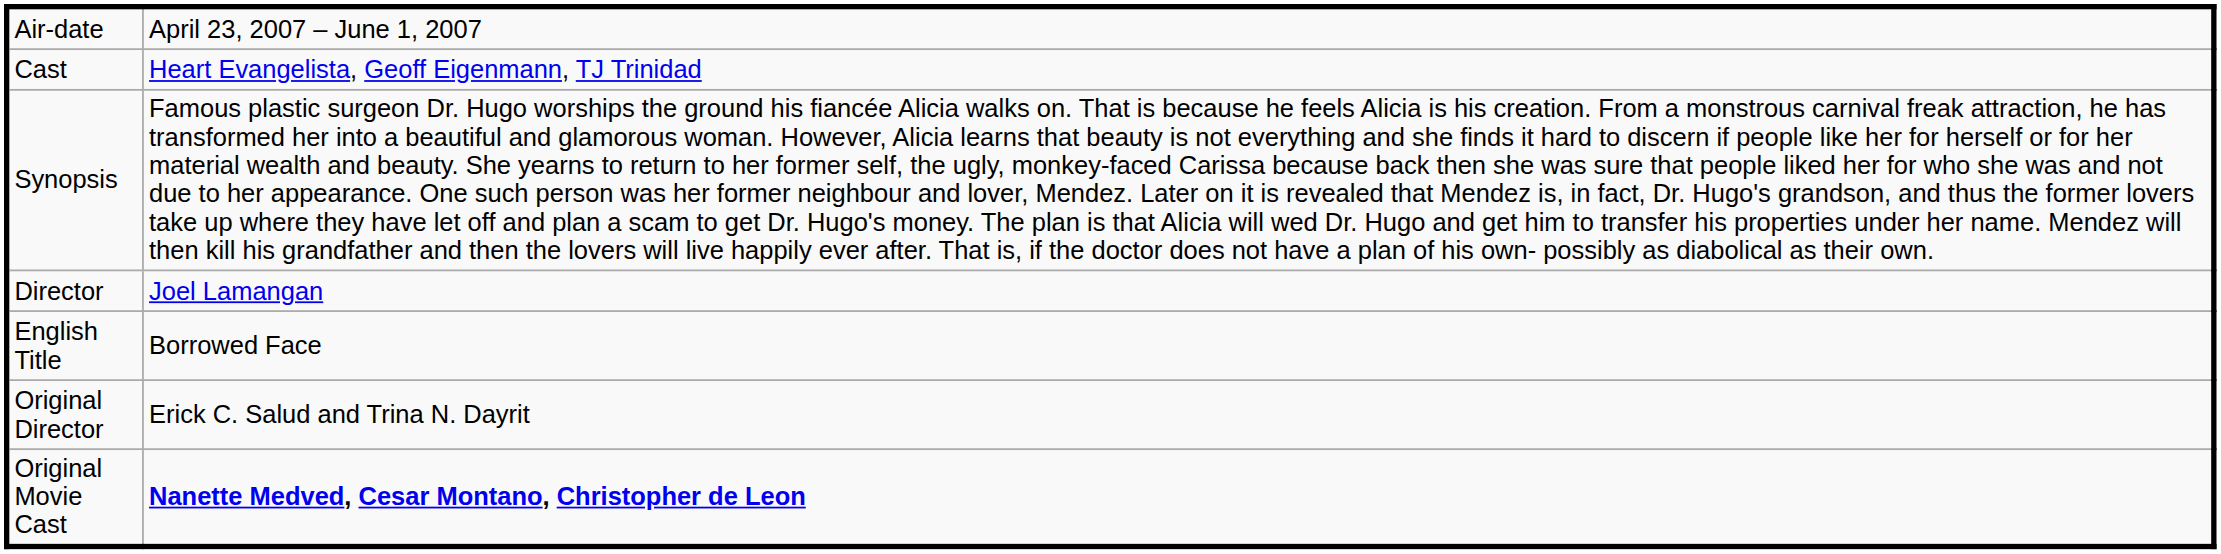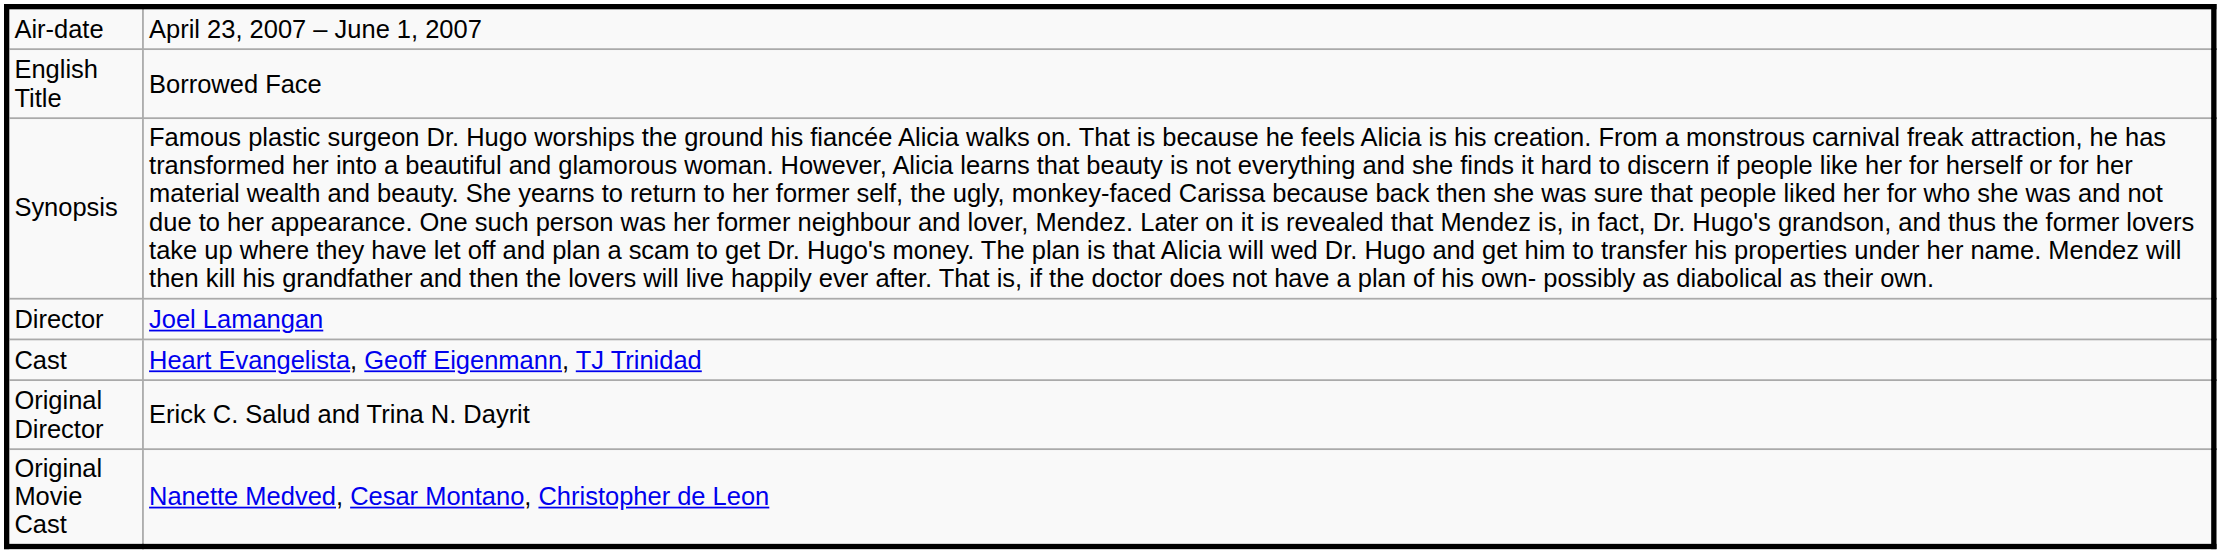rows swapped: (56, 346) <-> (41, 69)
(477, 497) bold -> (459, 497) normal
